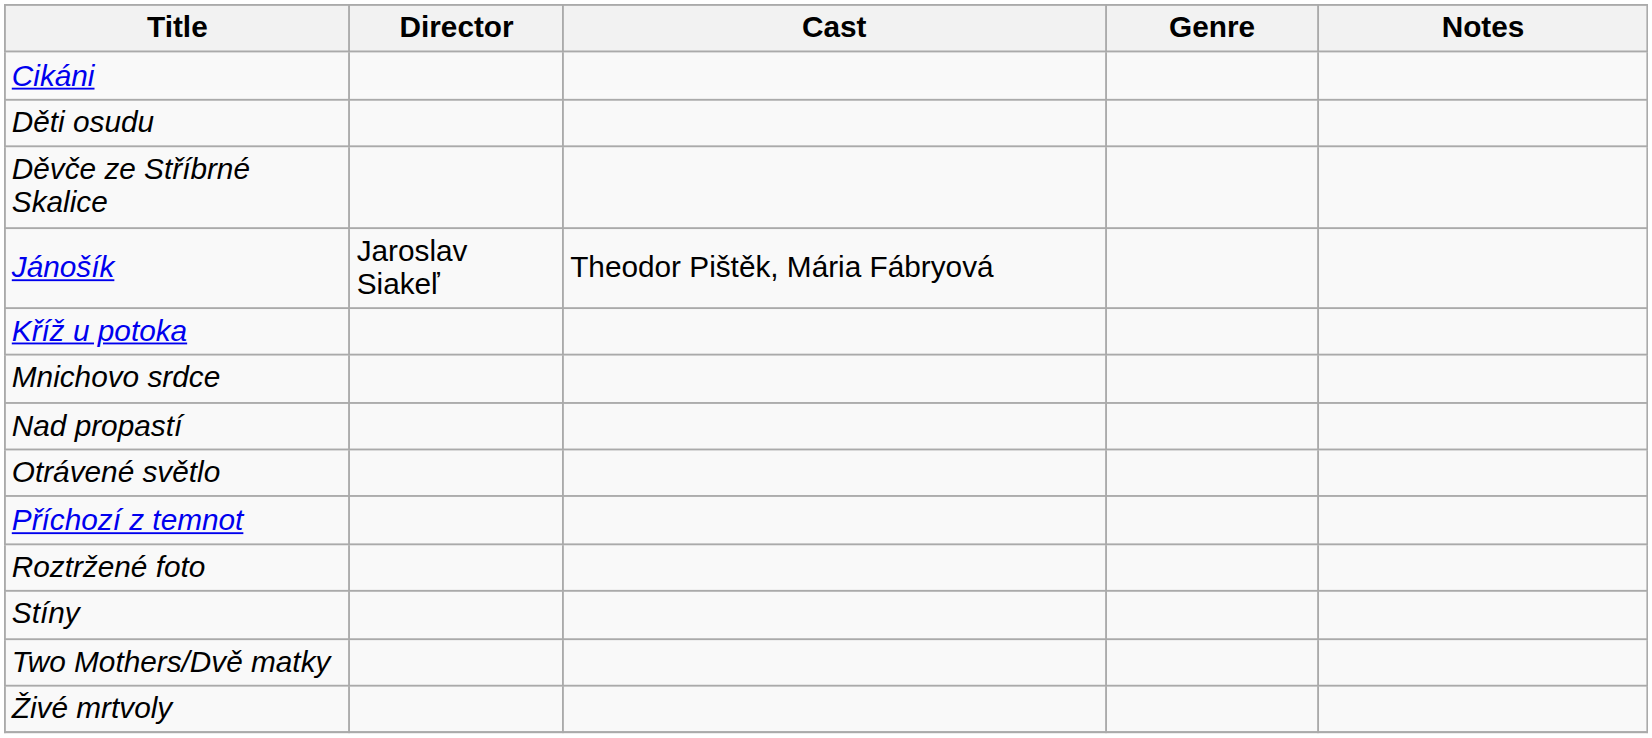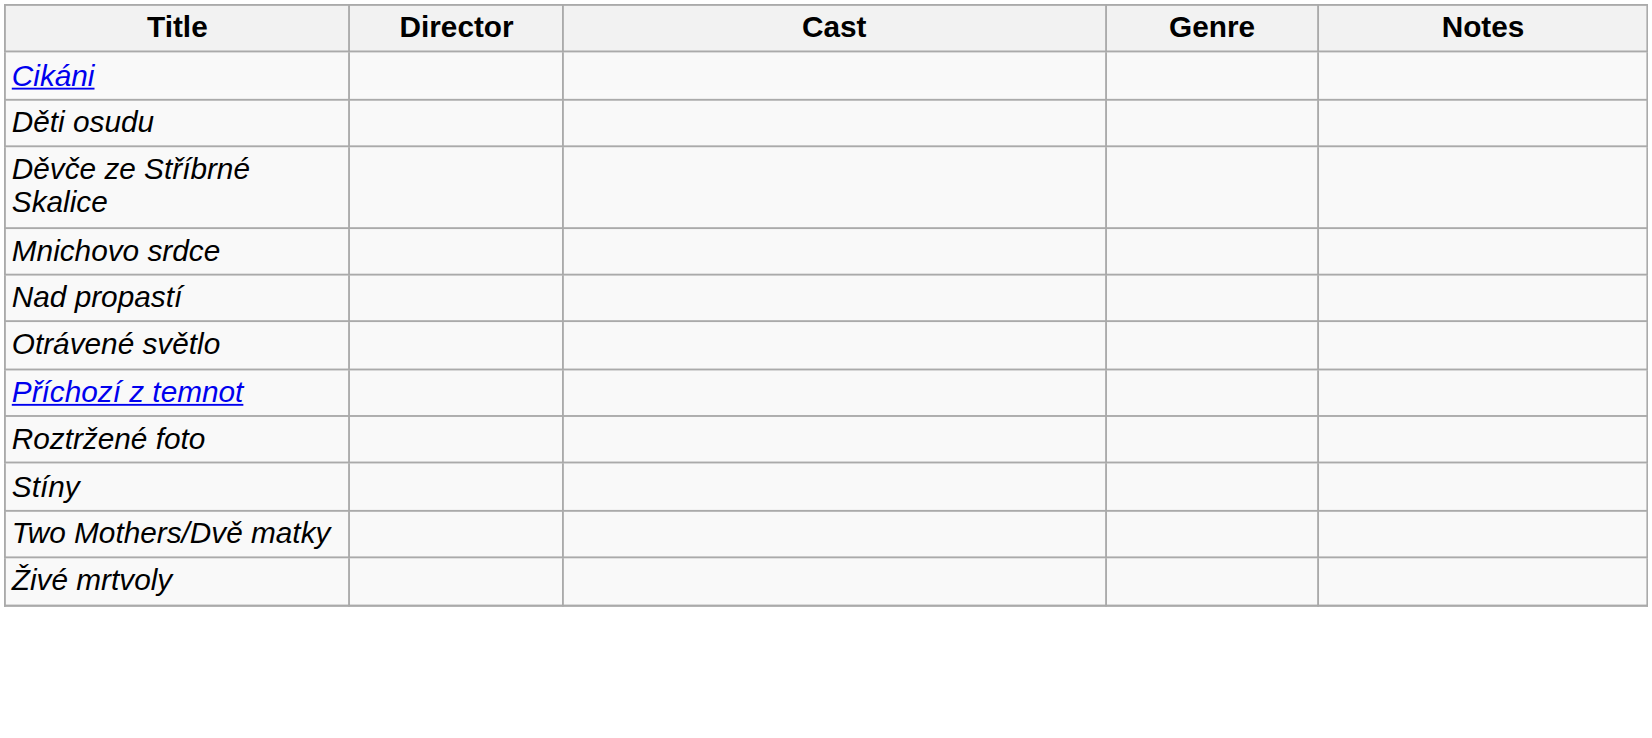- row: (63, 267)
- row: (99, 331)
